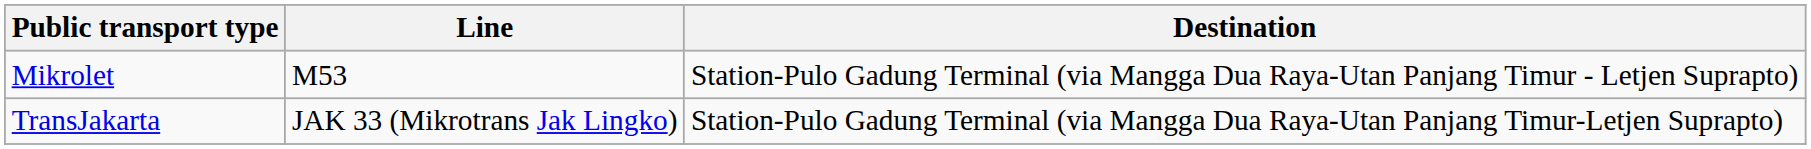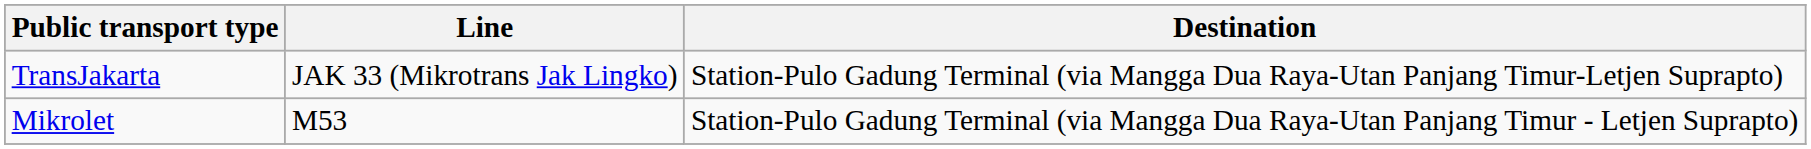rows swapped: (86, 120) <-> (63, 74)
